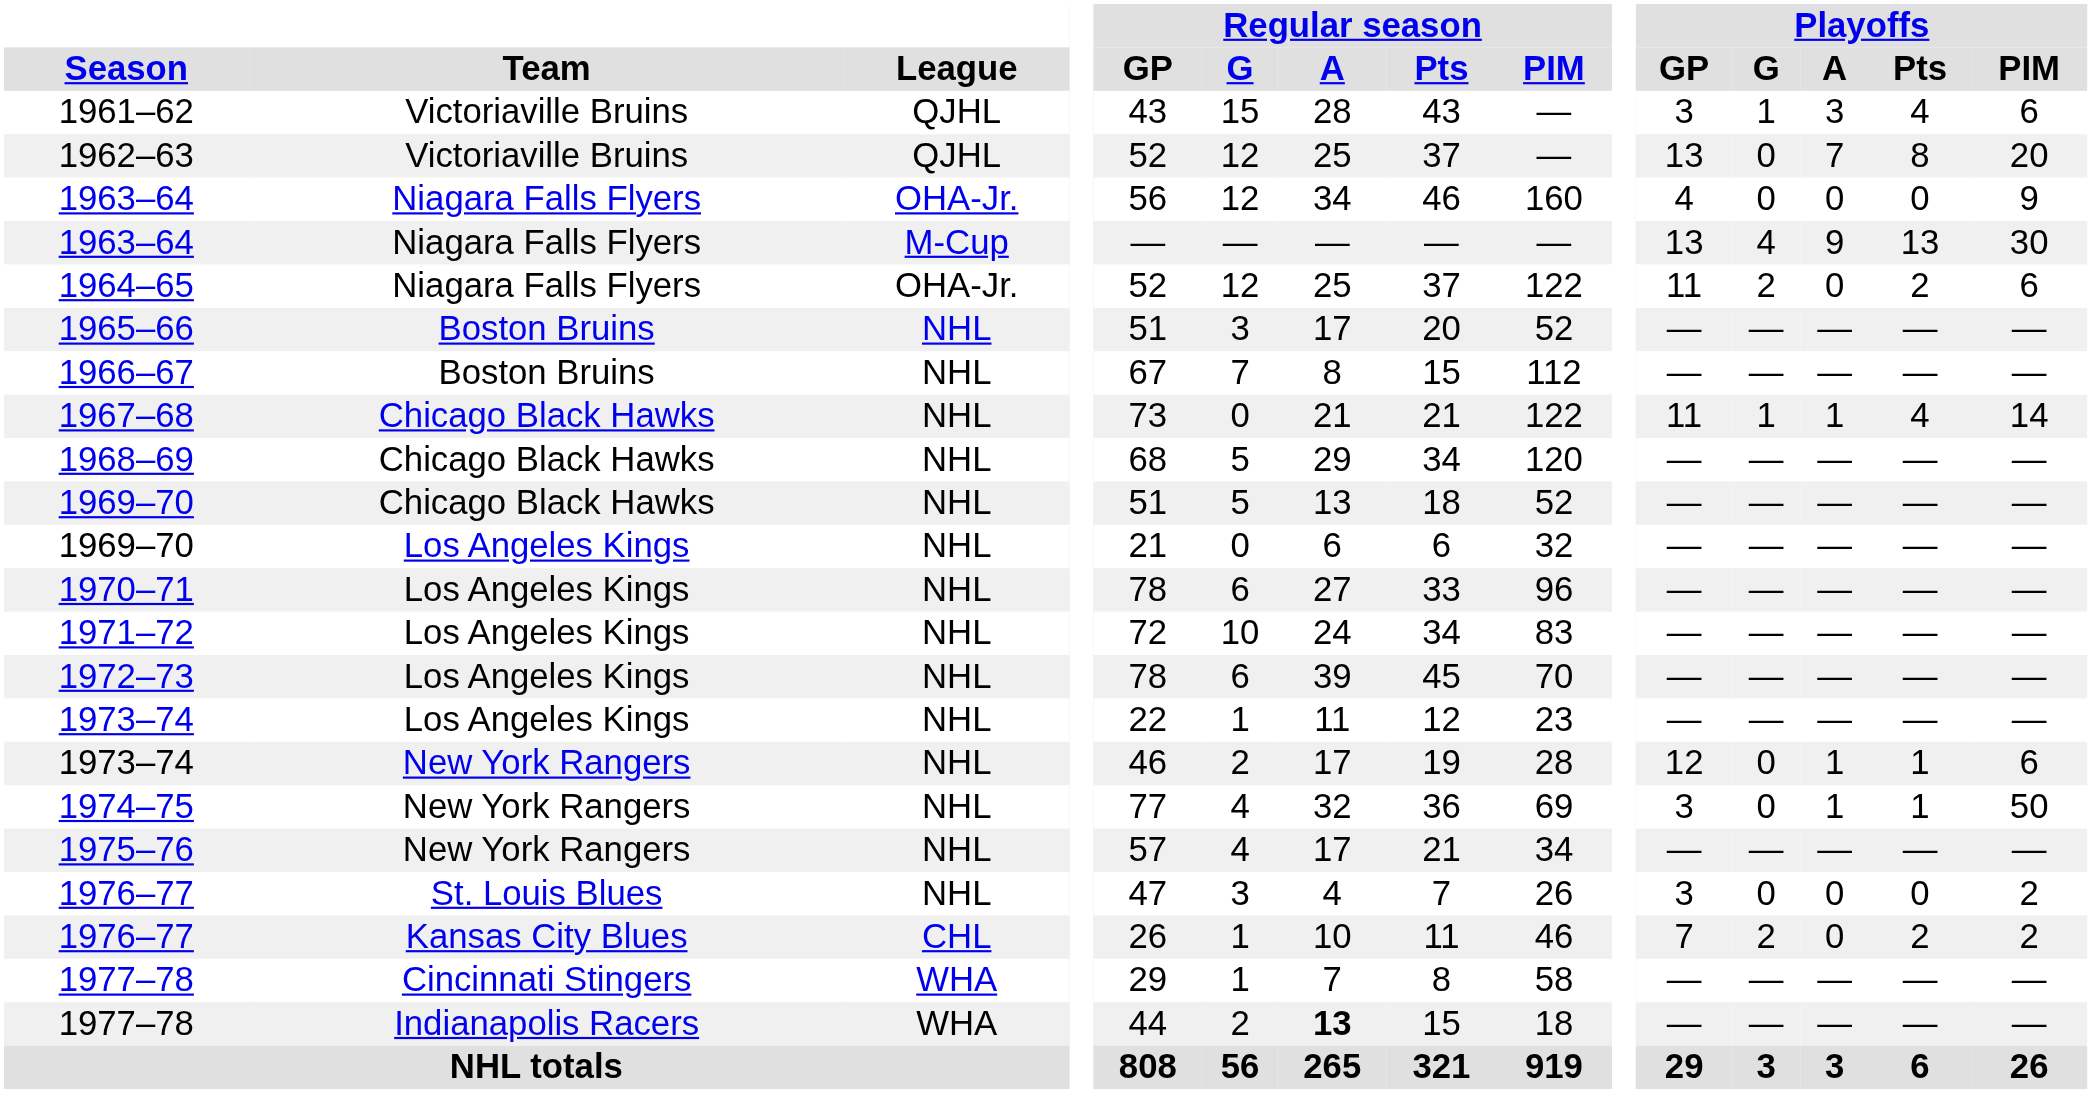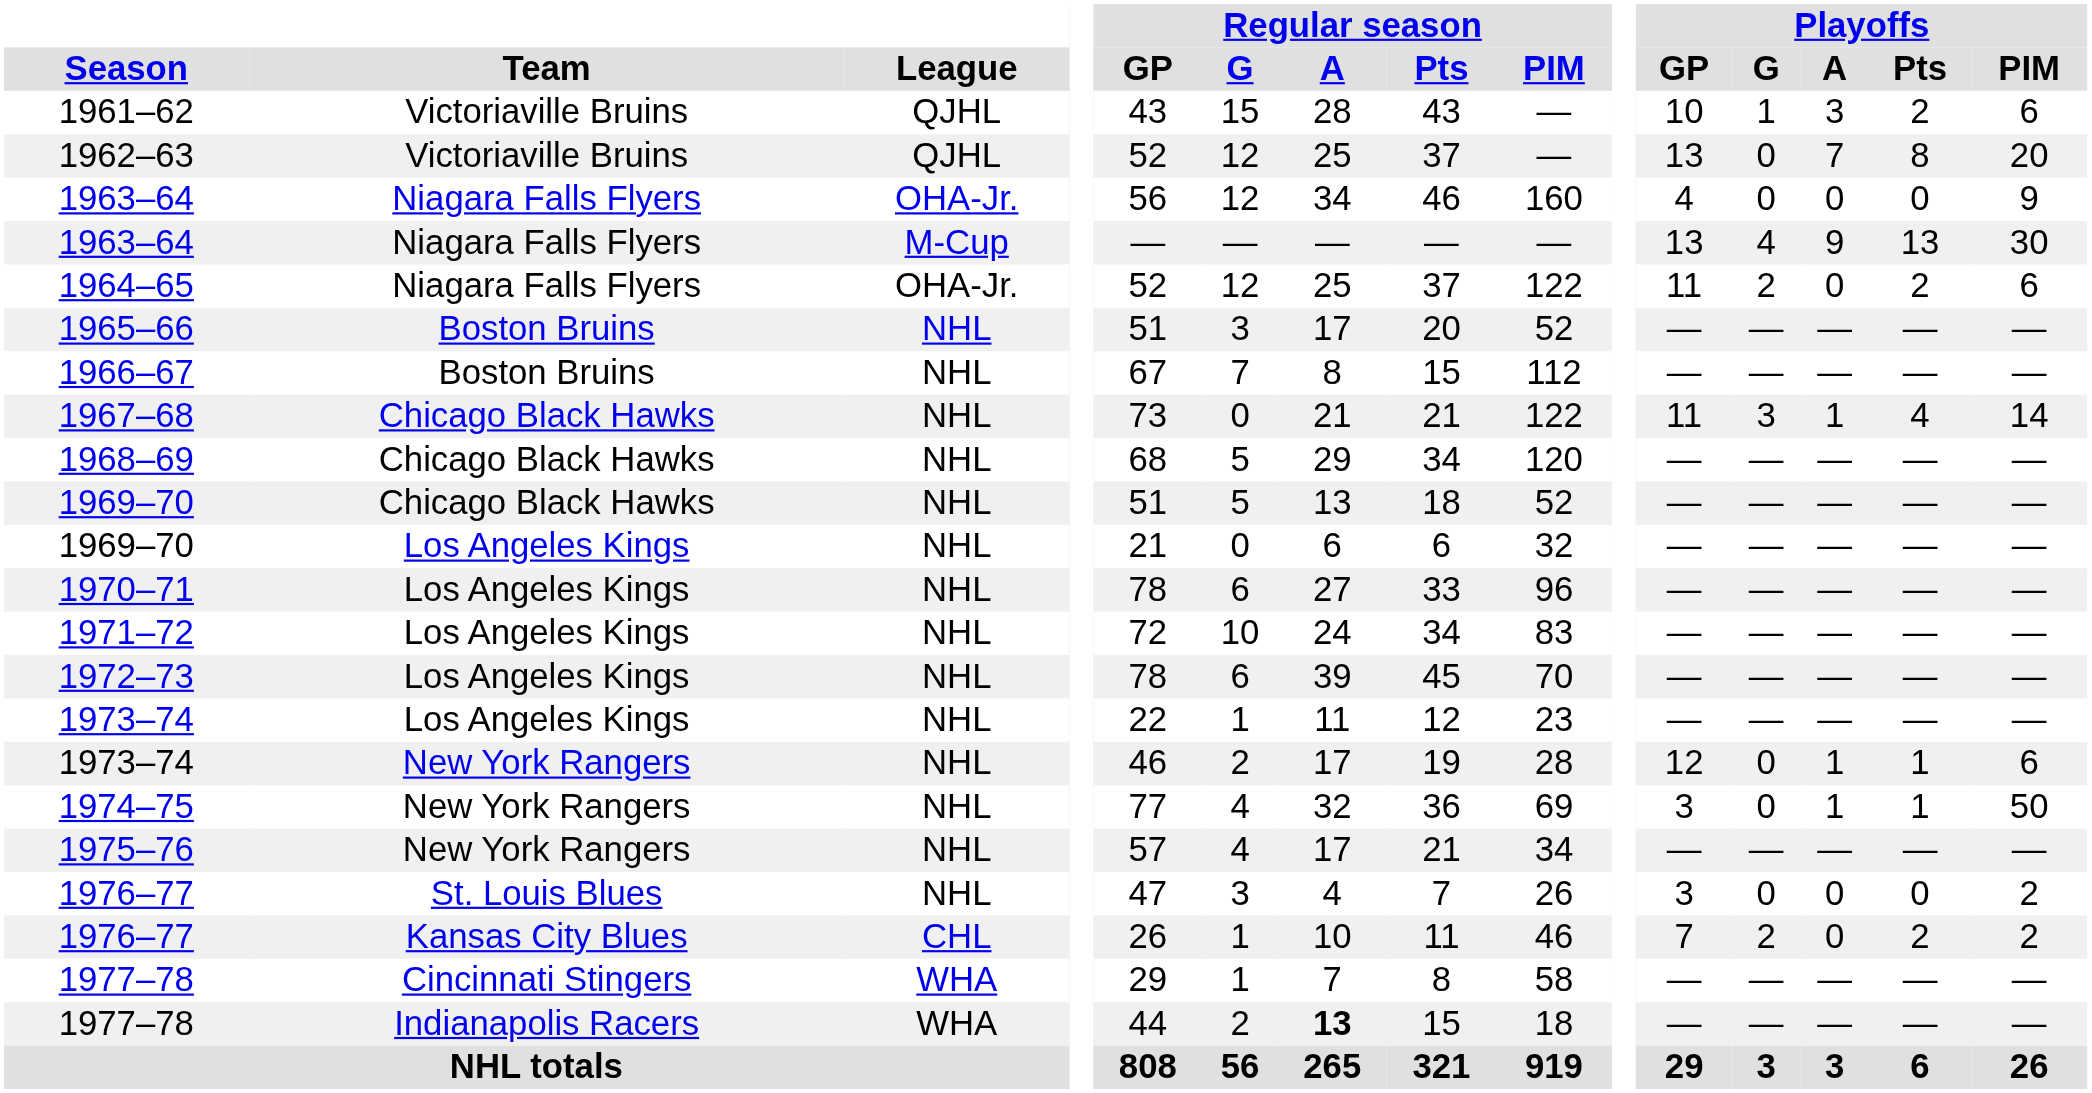(1684, 111) 3 -> (1684, 111) 10
(1920, 111) 4 -> (1920, 111) 2
(1766, 415) 1 -> (1766, 415) 3
